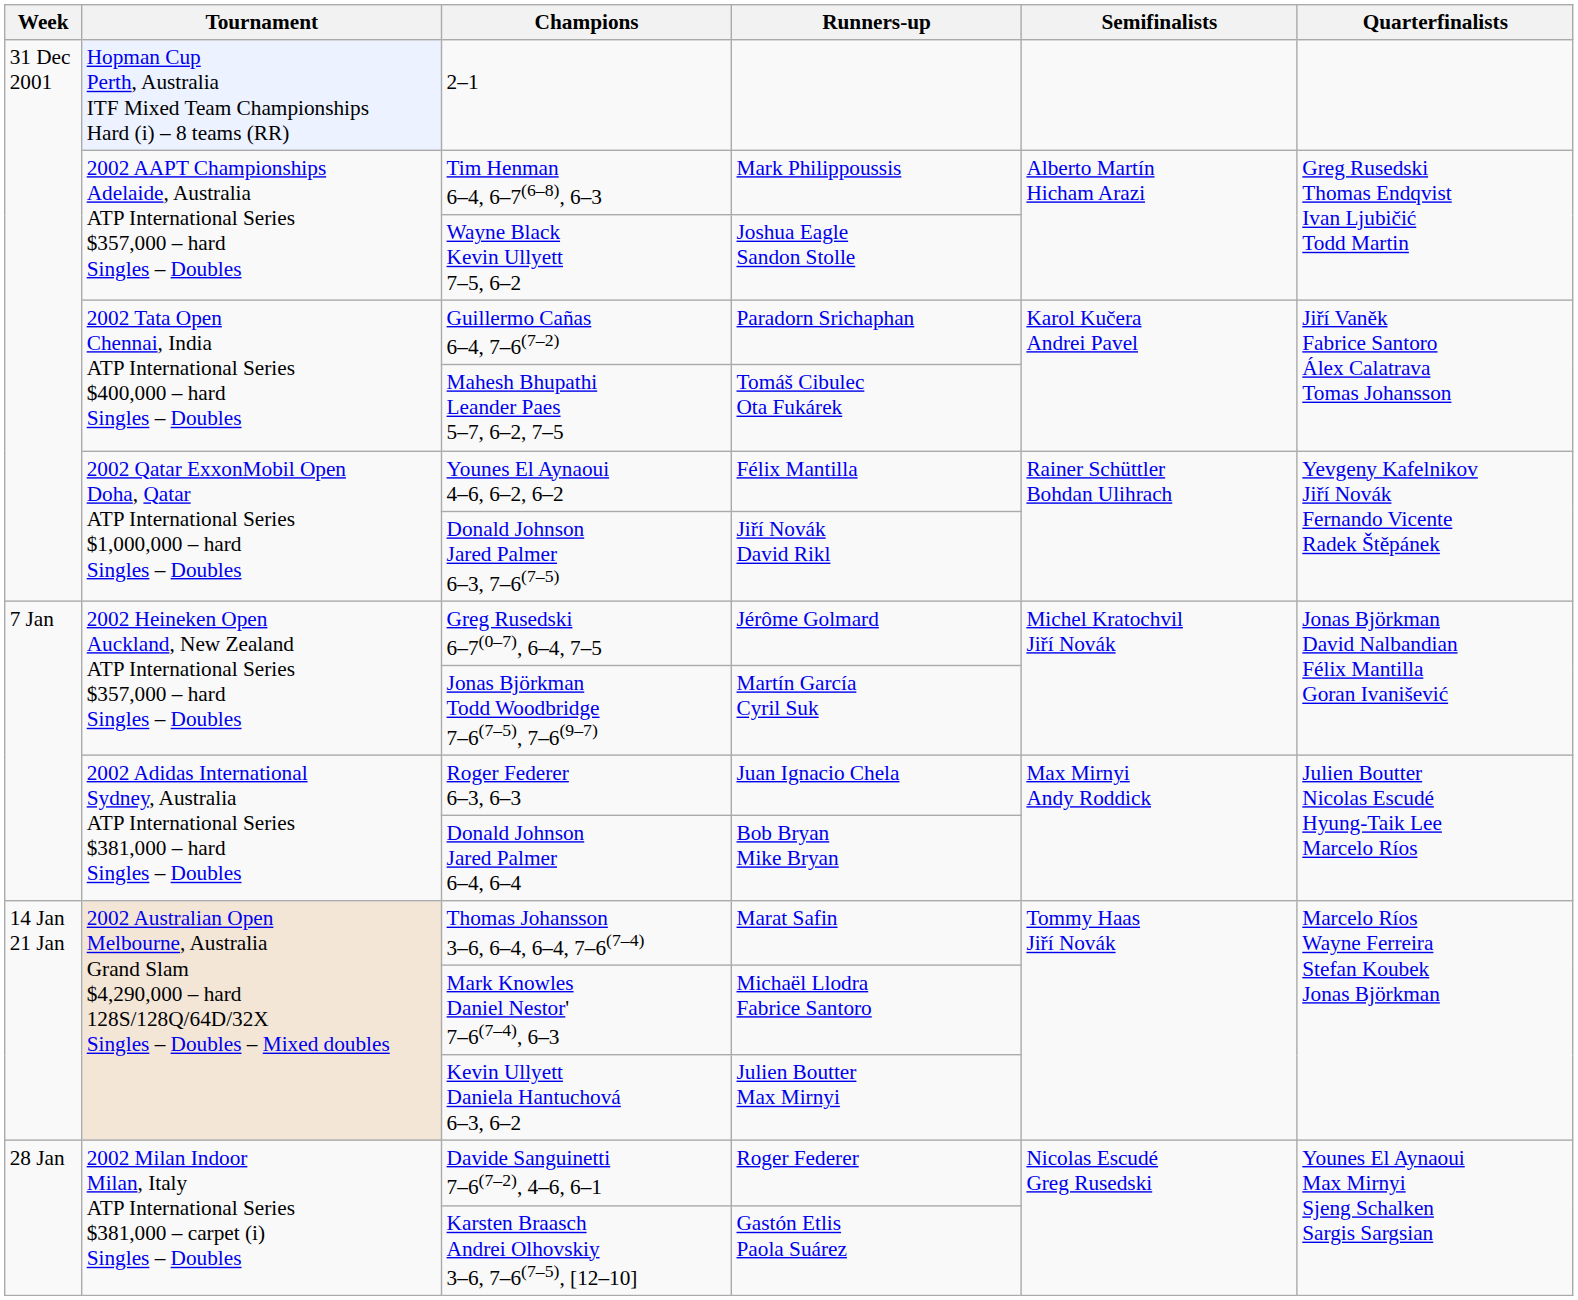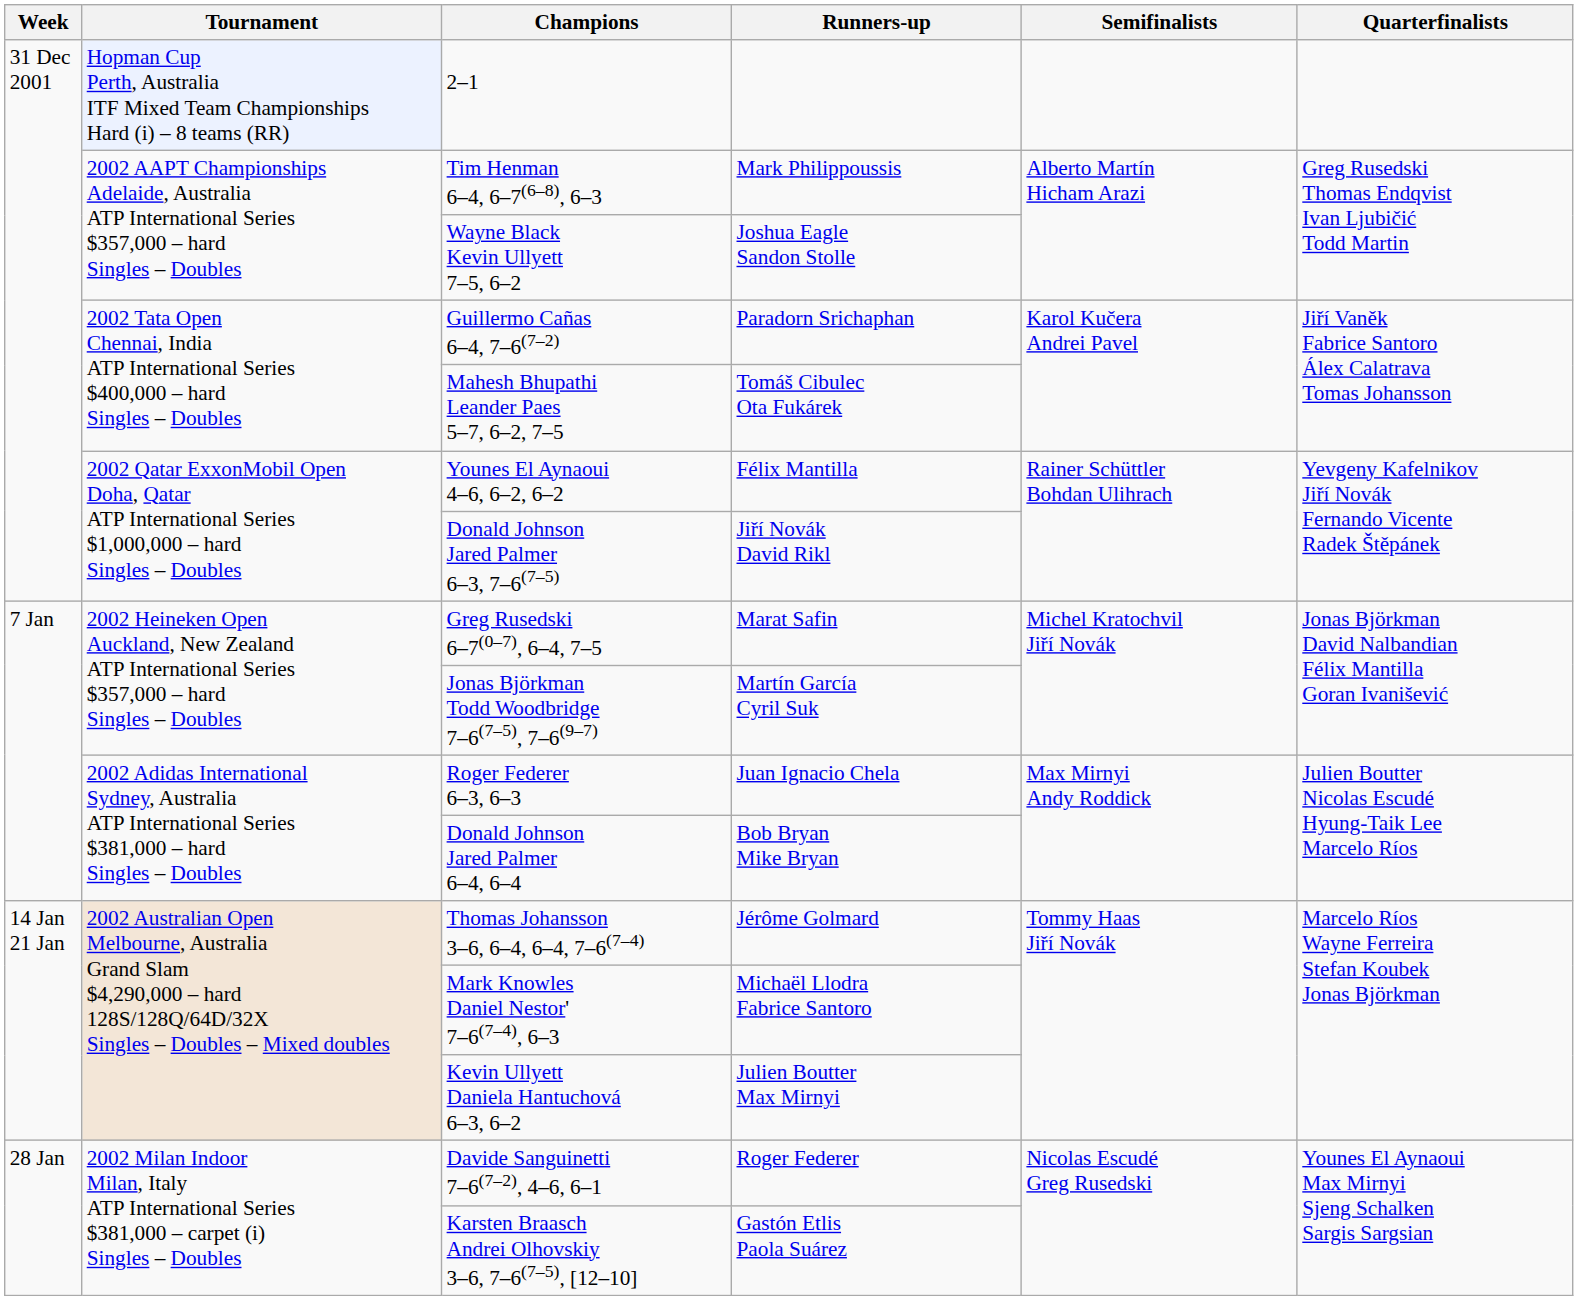(808, 618) Jérôme Golmard -> (787, 618) Marat Safin
(787, 918) Marat Safin -> (808, 918) Jérôme Golmard
